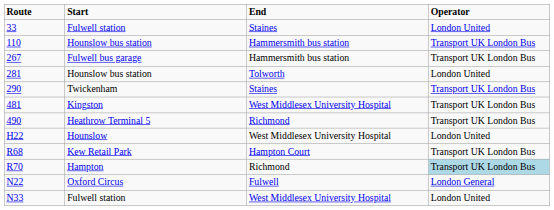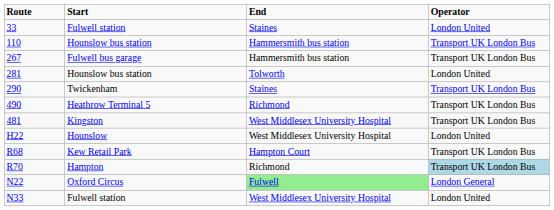rows swapped: (14, 105) <-> (14, 120)
(264, 182) no background -> (264, 182) lightgreen background
